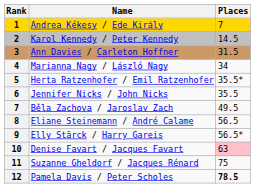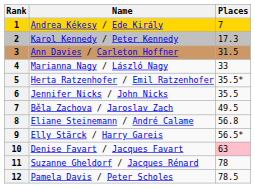(228, 39) 14.5 -> (228, 39) 17.3
(223, 66) 34 -> (223, 66) 33
(228, 121) 56.5 -> (228, 121) 56.8
(223, 163) 75 -> (223, 163) 78
(228, 176) bold -> (228, 176) normal
